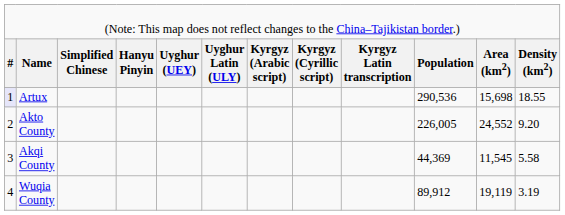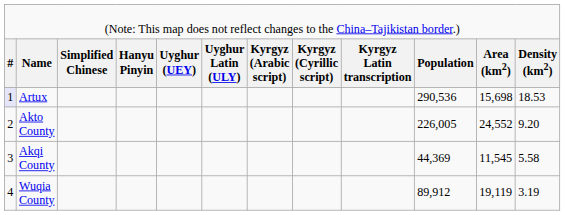(532, 97) 18.55 -> (532, 97) 18.53
